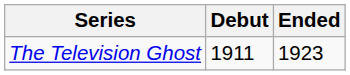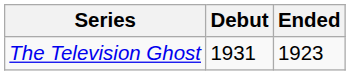(232, 53) 1911 -> (233, 53) 1931
